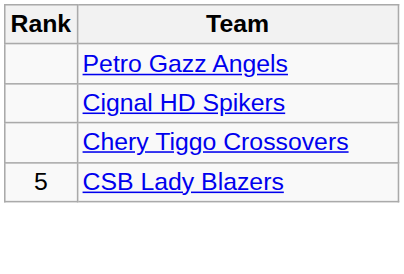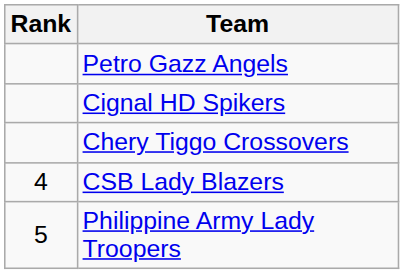(41, 181) 5 -> (41, 181) 4
+ row: (198, 234)
